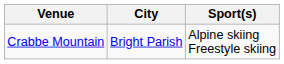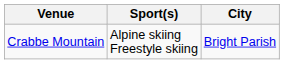columns swapped: (232, 14) <-> (146, 14)
